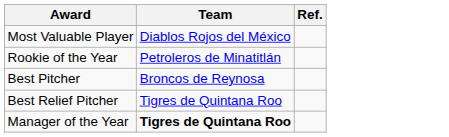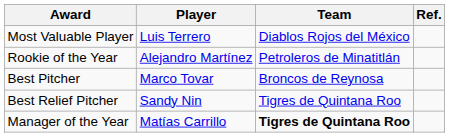+ column: (196, 15)
